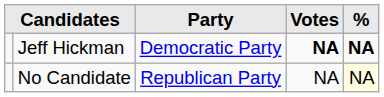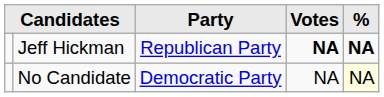(211, 48) Democratic Party -> (211, 48) Republican Party
(211, 77) Republican Party -> (211, 77) Democratic Party
